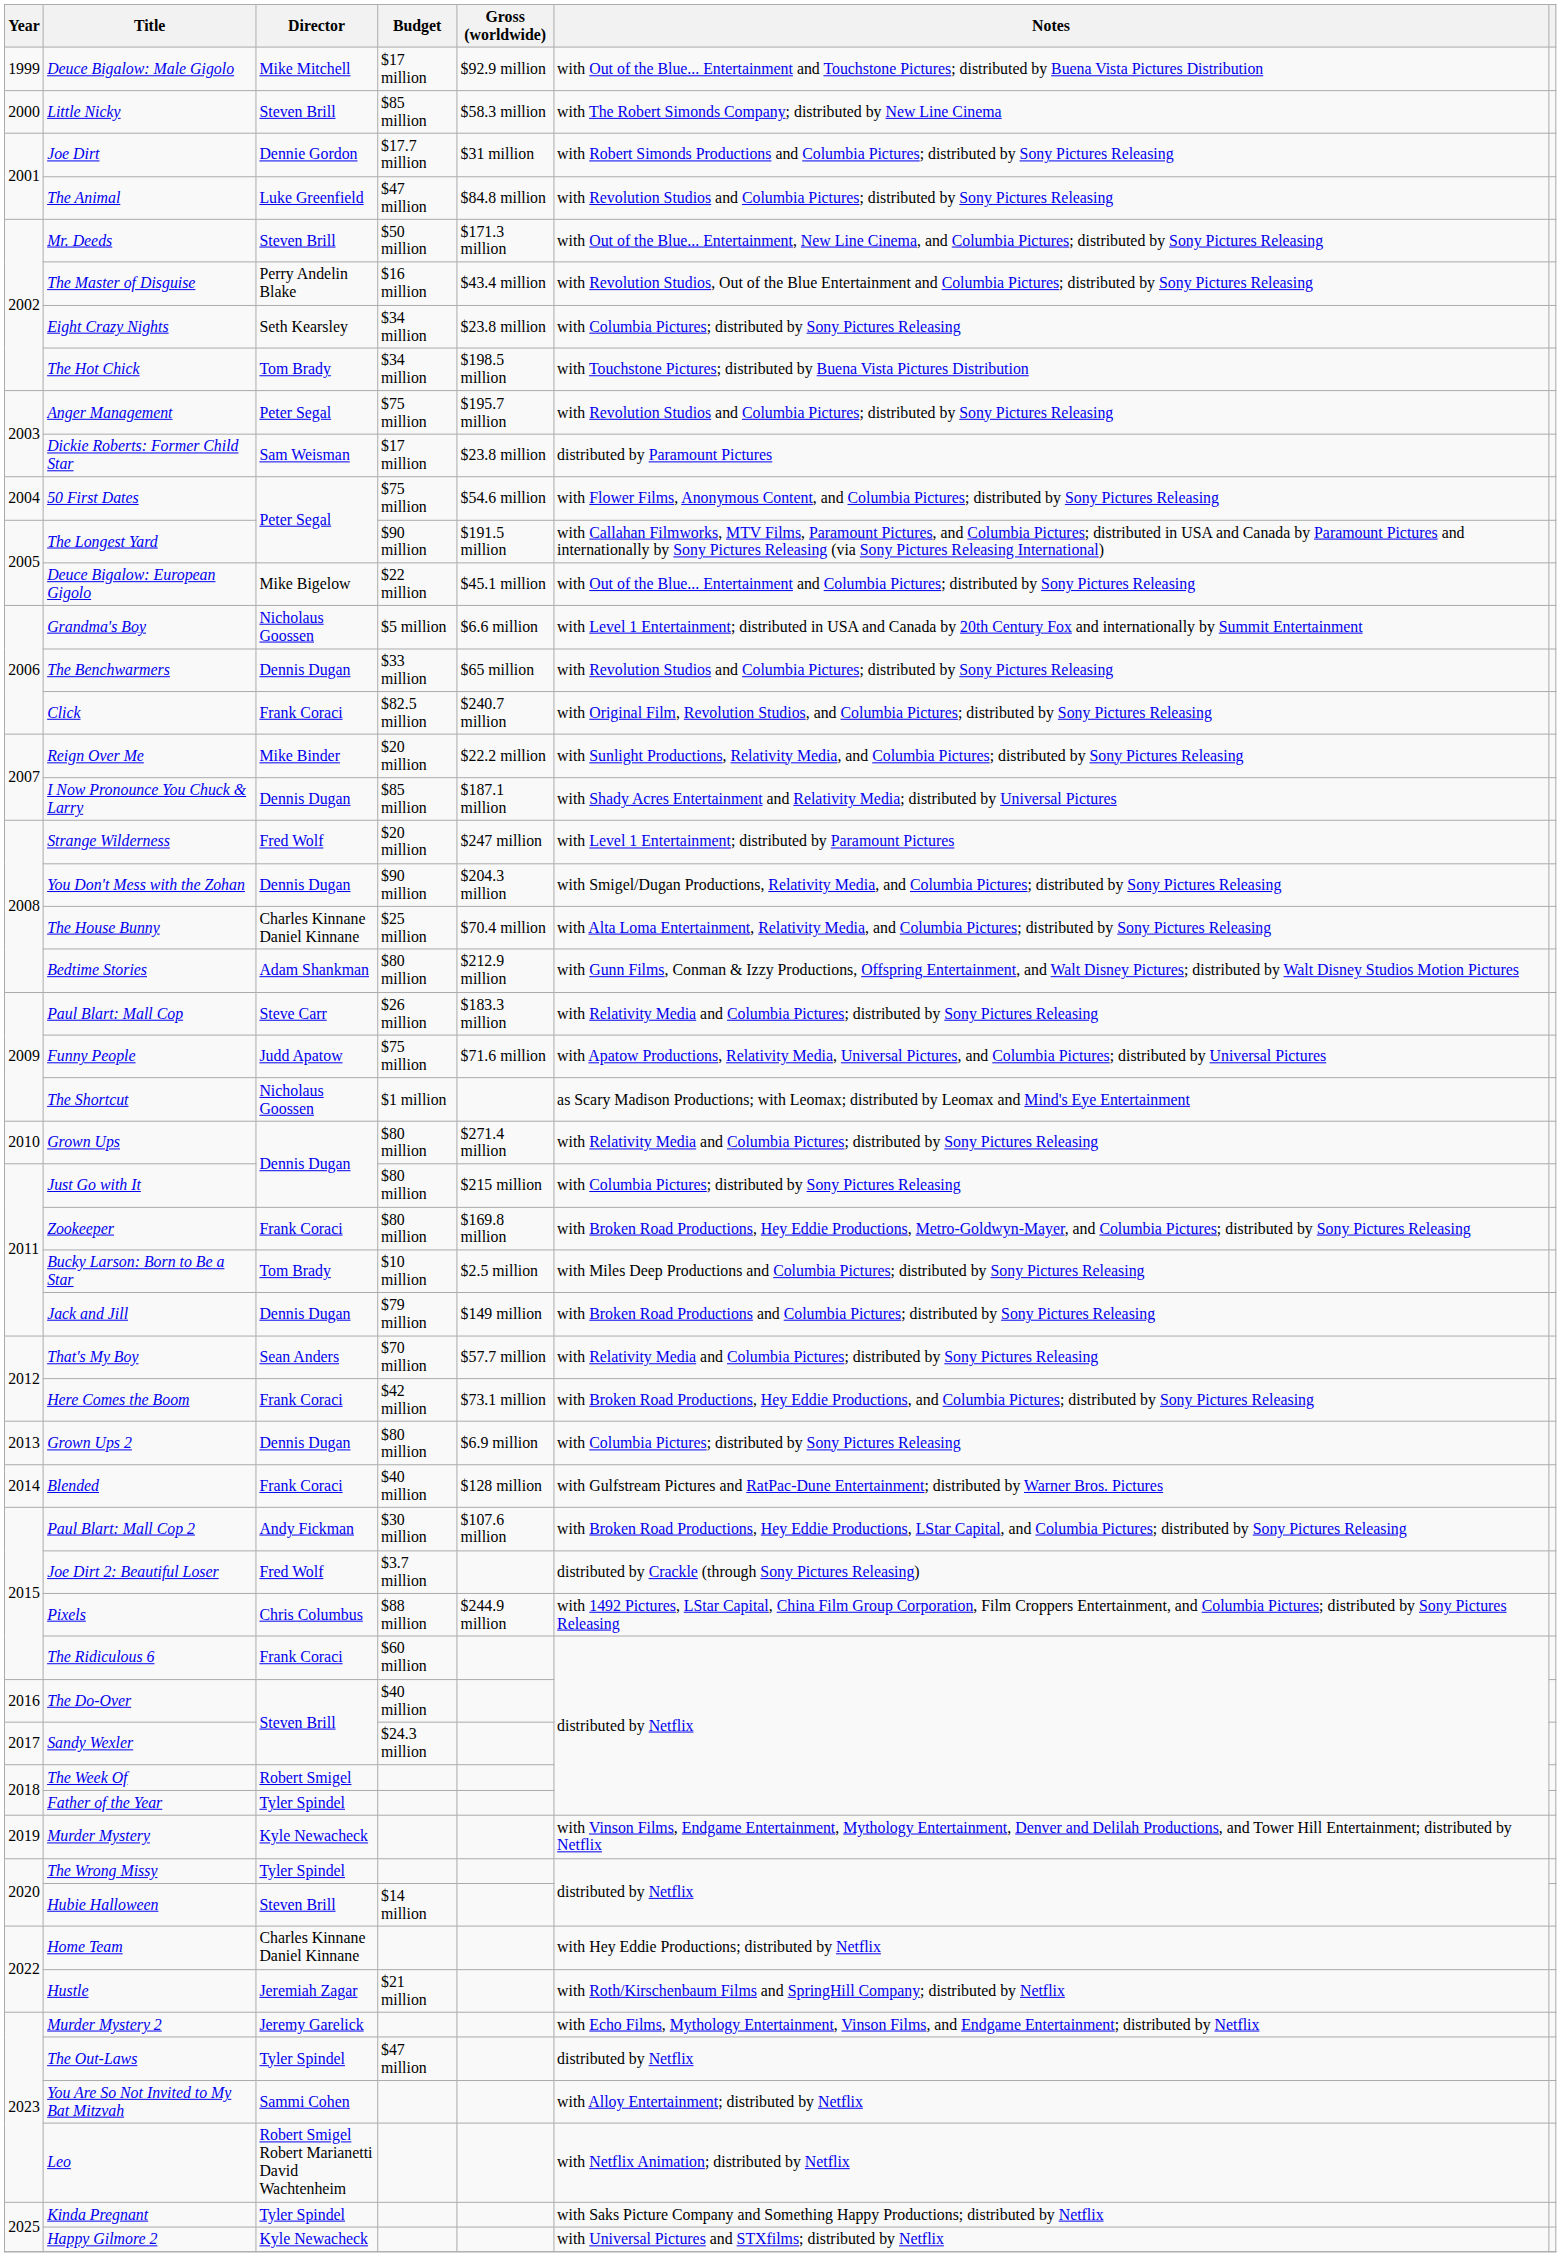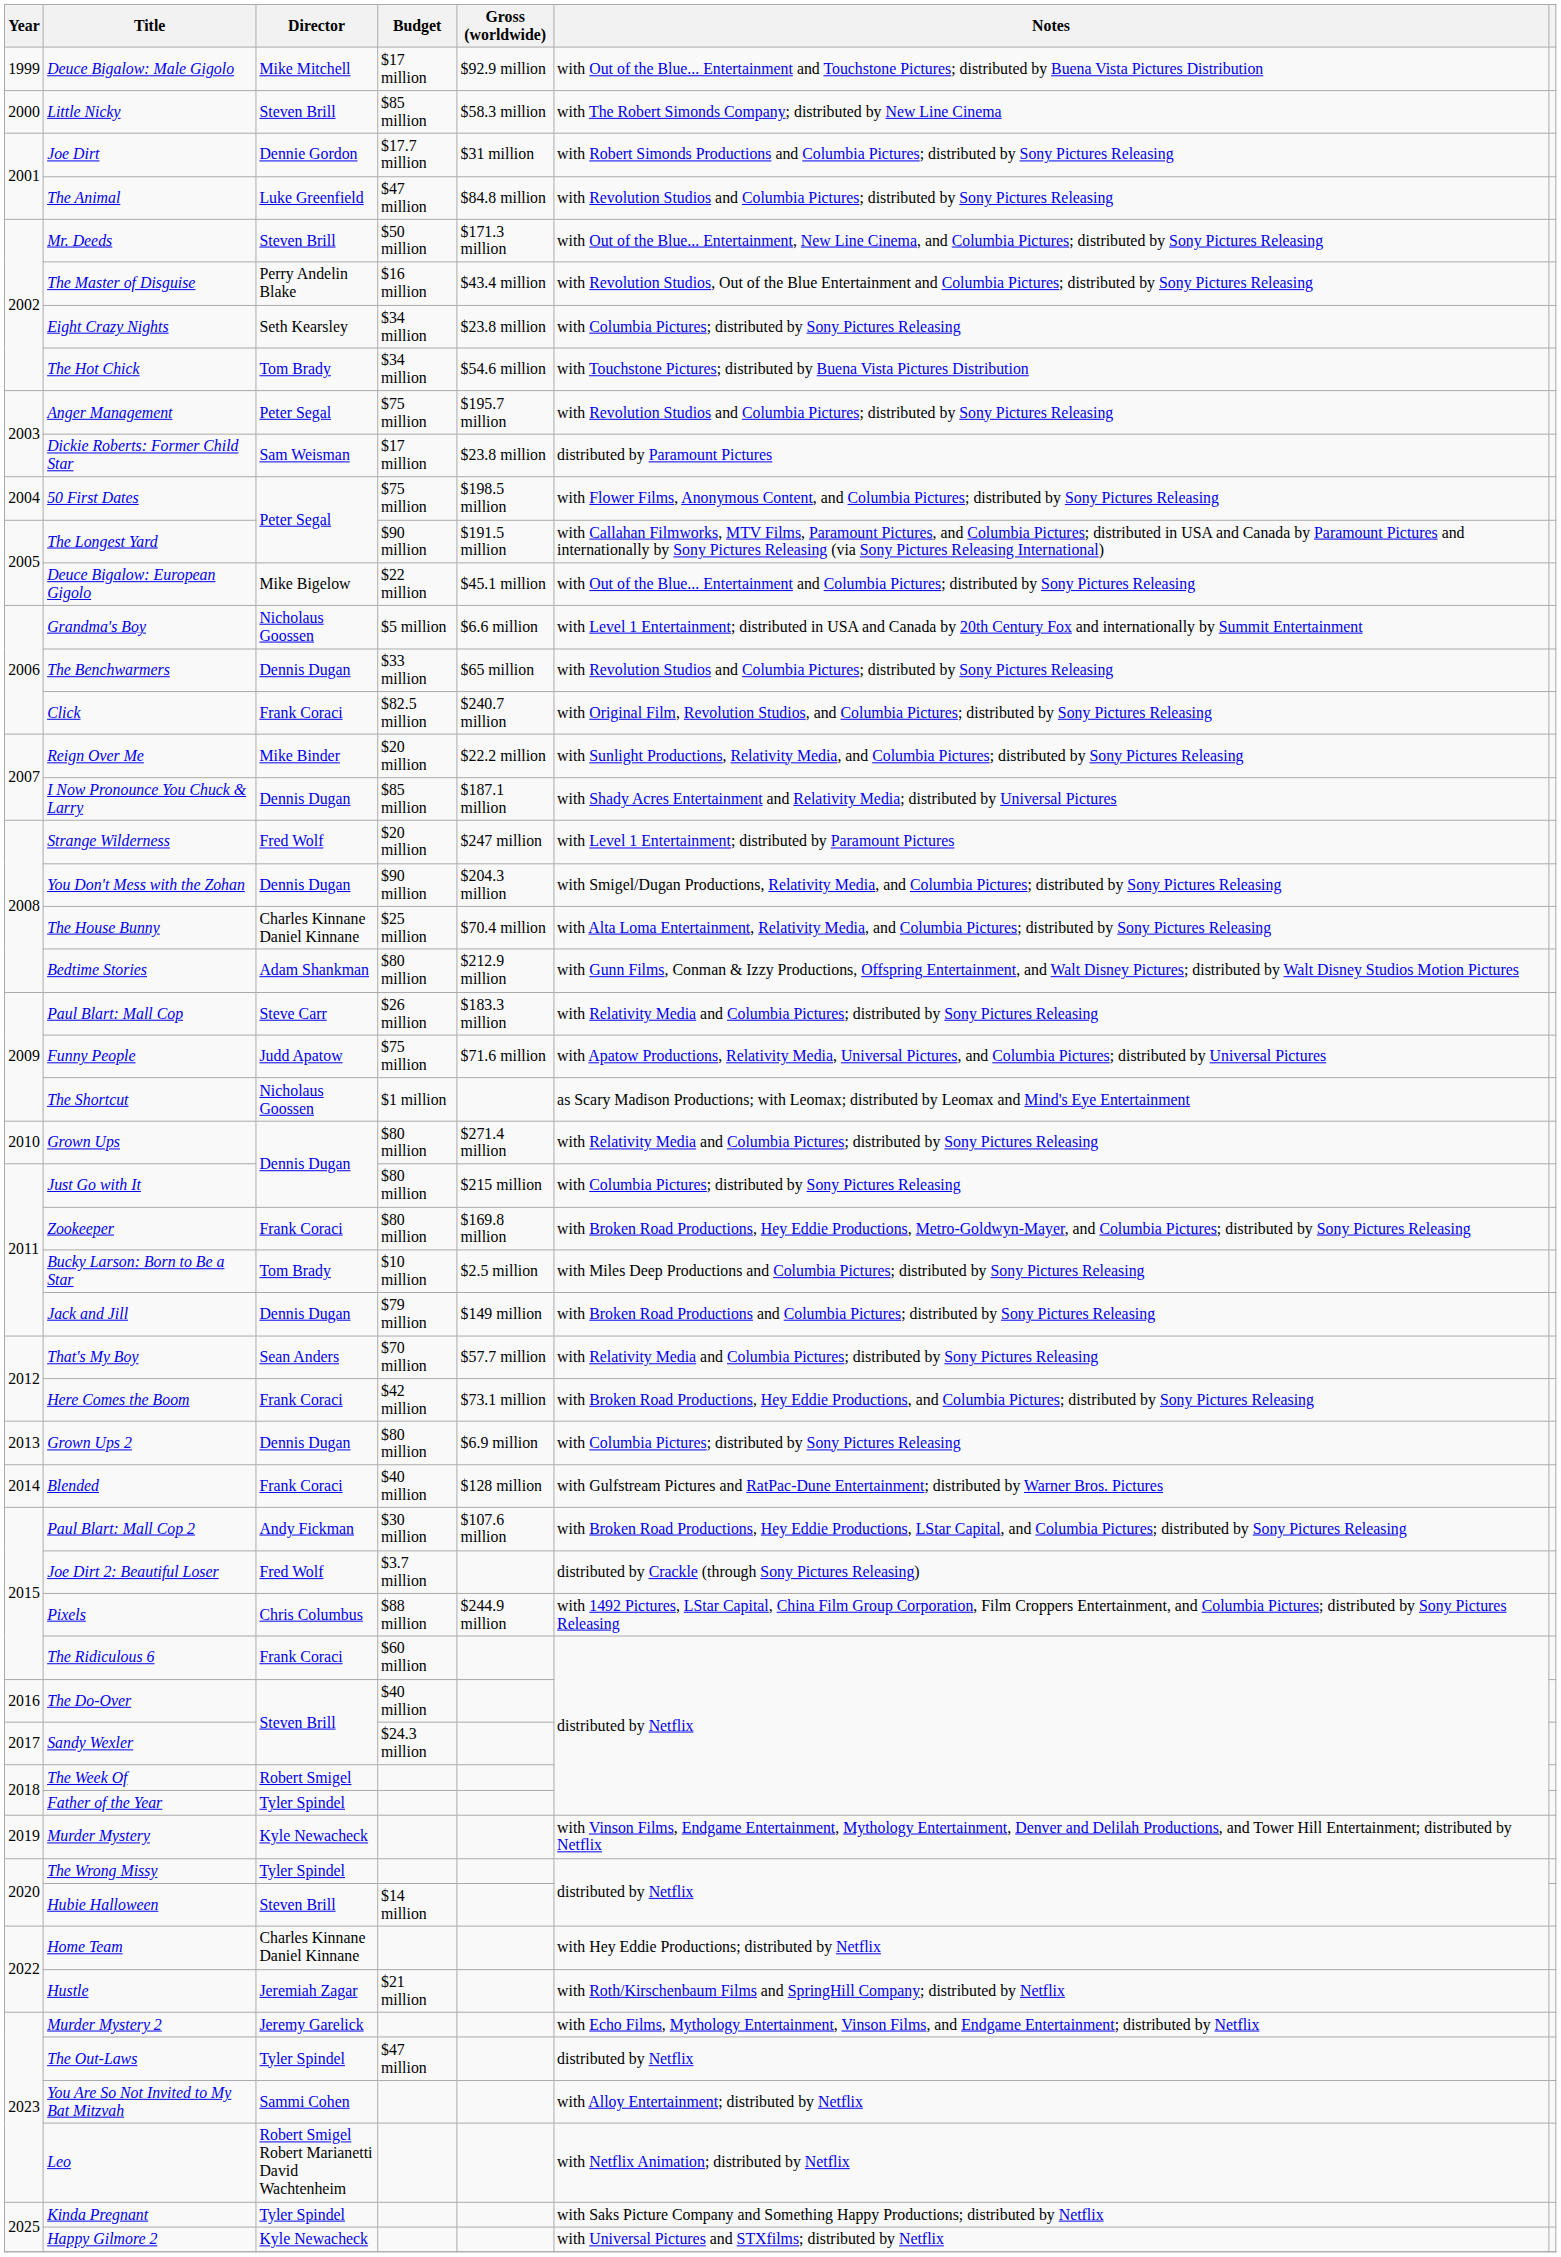(483, 369) $198.5 million -> (503, 369) $54.6 million
(503, 498) $54.6 million -> (483, 498) $198.5 million
